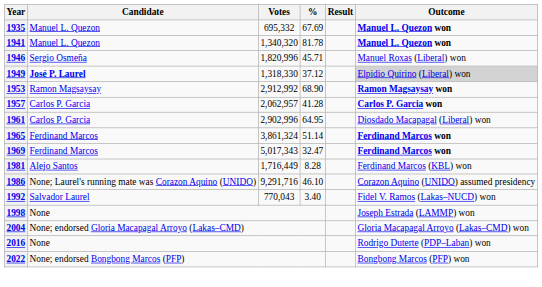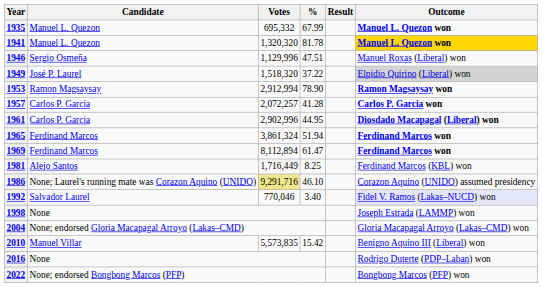(313, 28) 67.69 -> (313, 28) 67.99
(279, 43) 1,340,320 -> (279, 43) 1,320,320
(404, 43) no background -> (404, 43) gold background
(279, 58) 1,820,996 -> (279, 58) 1,129,996
(313, 58) 45.71 -> (313, 58) 47.51
(58, 74) bold -> (55, 74) normal
(279, 74) 1,318,330 -> (279, 74) 1,518,320
(313, 74) 37.12 -> (313, 74) 37.22
(279, 89) 2,912,992 -> (279, 89) 2,912,994
(313, 89) 68.90 -> (313, 89) 78.90
(279, 105) 2,062,957 -> (279, 105) 2,072,257
(313, 120) 64.95 -> (313, 120) 44.95
(424, 120) normal -> (428, 120) bold
(313, 136) 51.14 -> (313, 136) 51.94
(279, 151) 5,017,343 -> (279, 151) 8,112,894
(313, 151) 32.47 -> (313, 151) 61.47
(313, 166) 8.28 -> (313, 166) 8.25
(279, 182) no background -> (279, 182) khaki background
(279, 197) 770,043 -> (279, 197) 770,046
(427, 197) no background -> (427, 197) lavender background
+ row: (16, 244)
